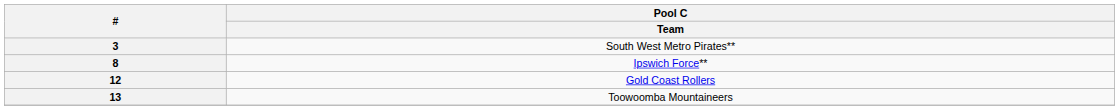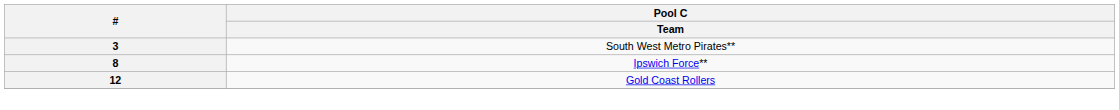- row: (115, 97)
